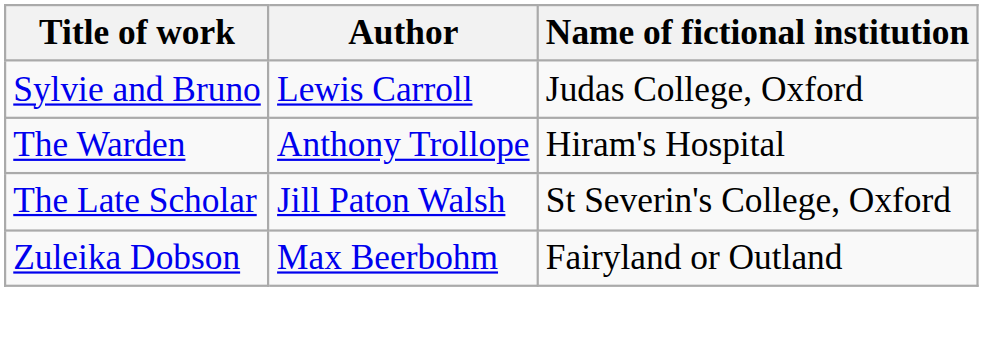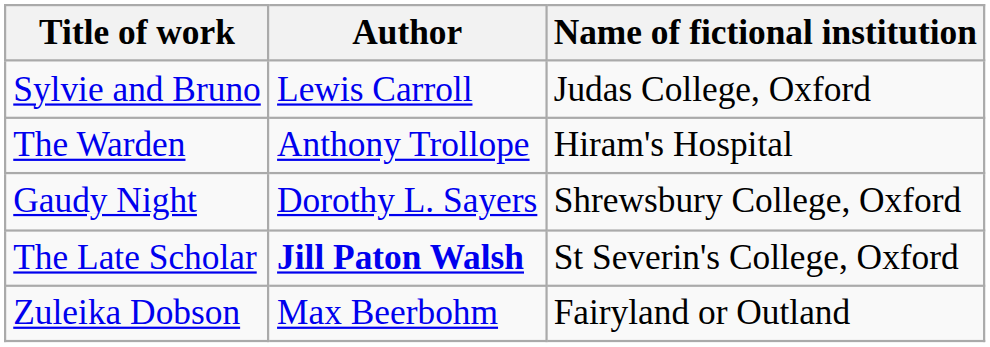+ row: (105, 200)
(391, 200) normal -> (401, 256) bold
